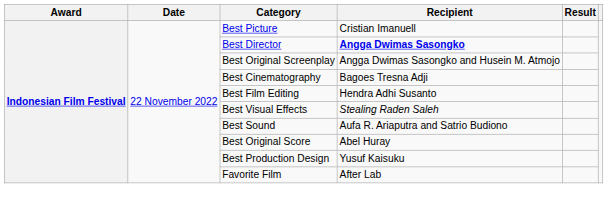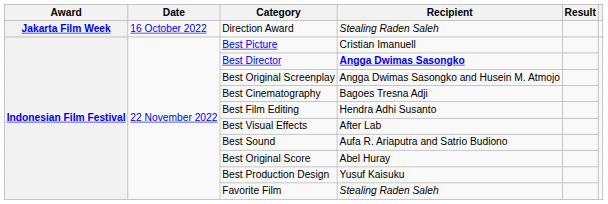+ row: (258, 28)
(389, 110) Stealing Raden Saleh -> (360, 126) After Lab
(360, 175) After Lab -> (389, 191) Stealing Raden Saleh
